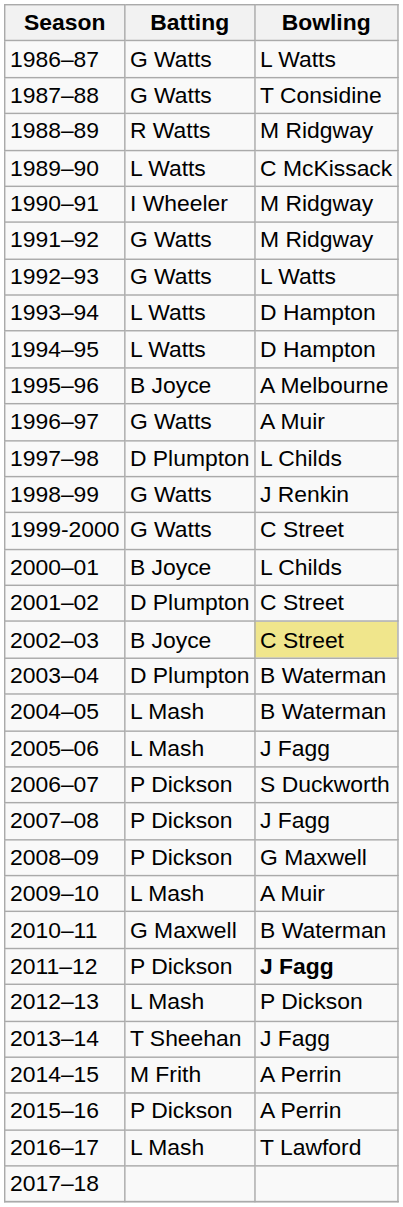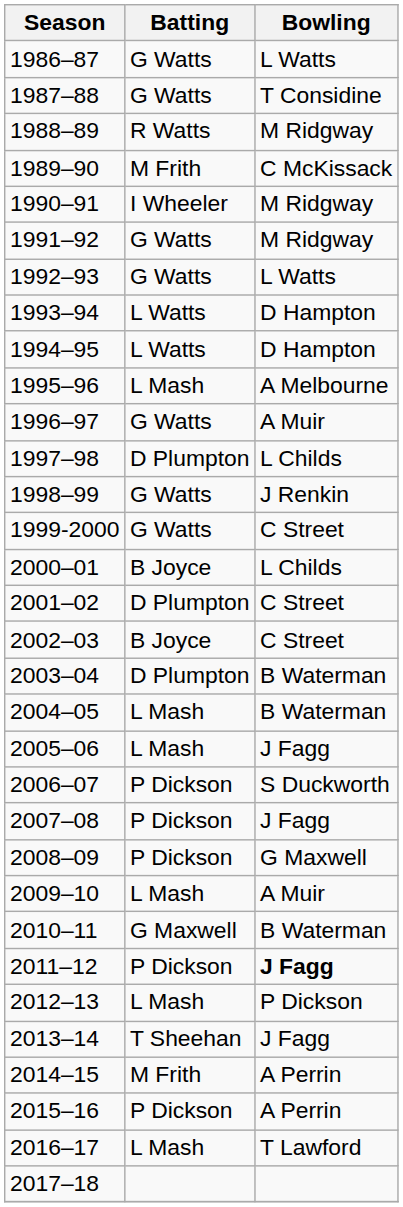(168, 167) L Watts -> (166, 167) M Frith
(171, 385) B Joyce -> (167, 385) L Mash
(302, 639) khaki background -> (302, 639) no background
